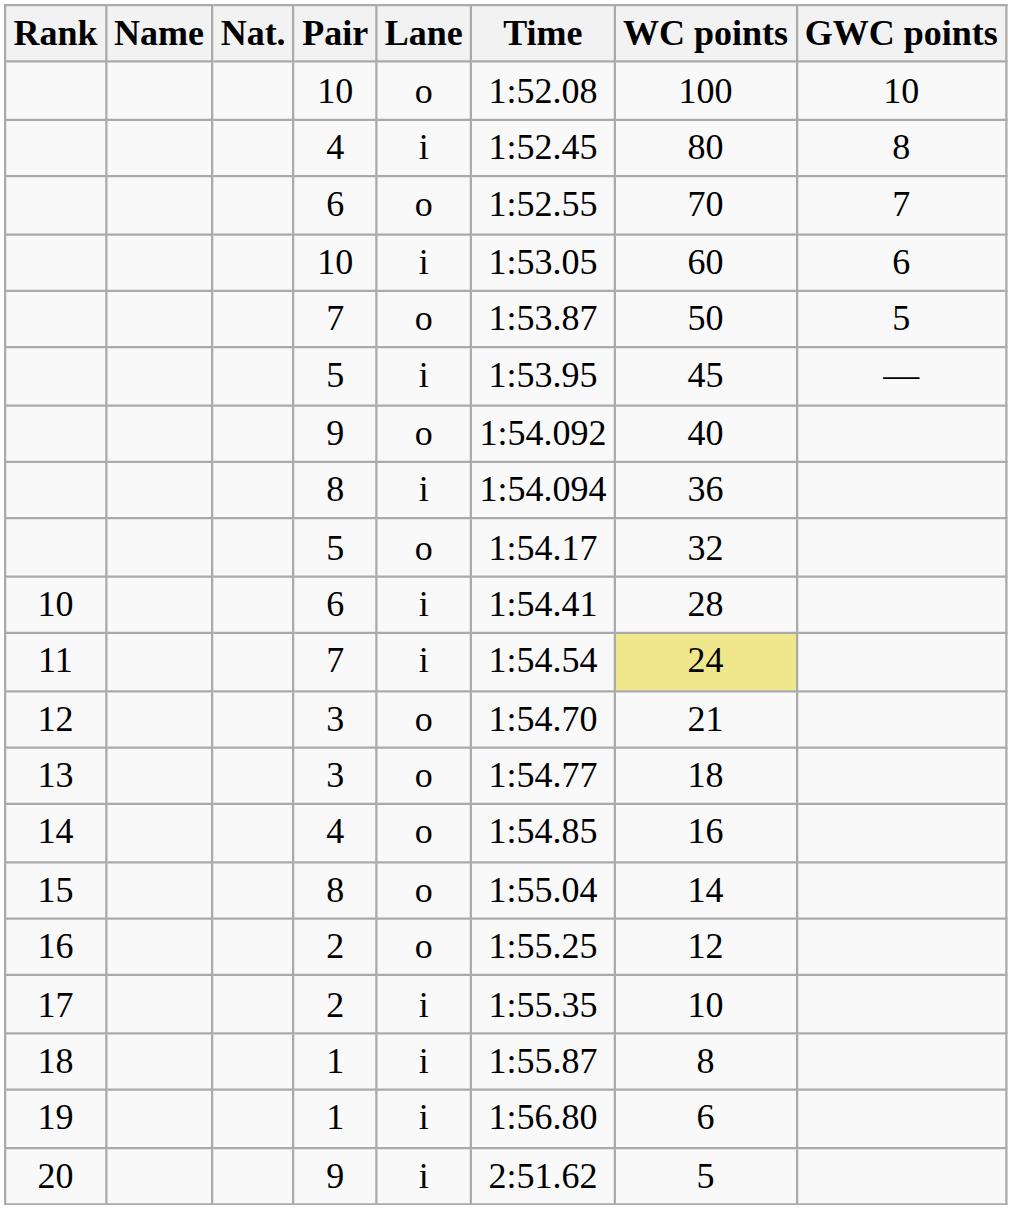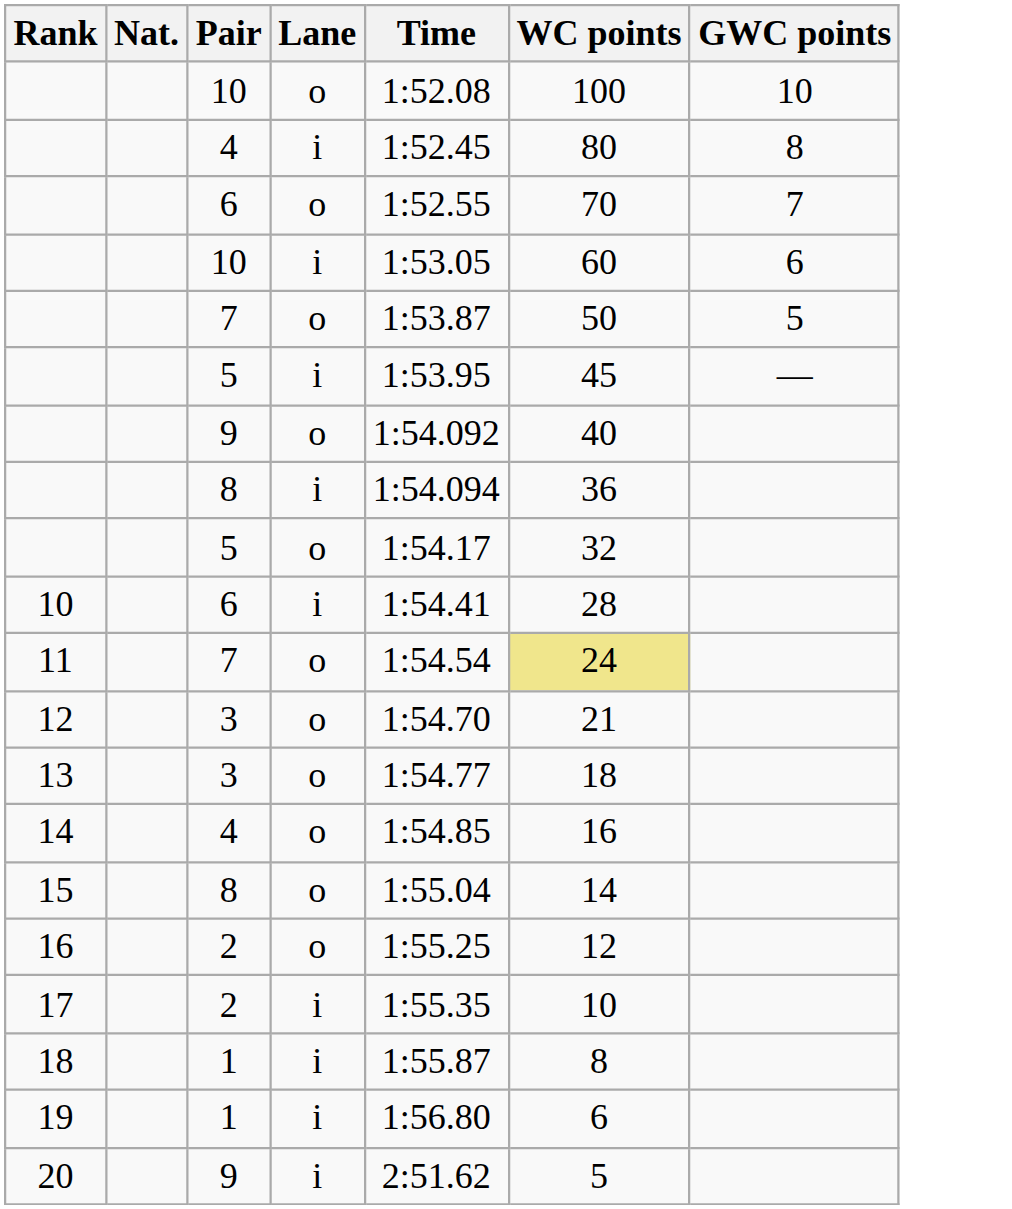- column: (159, 33)
(424, 661) i -> (317, 661) o
